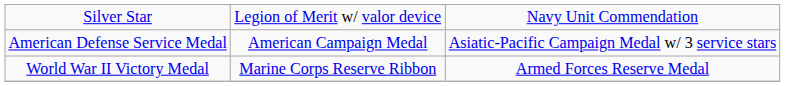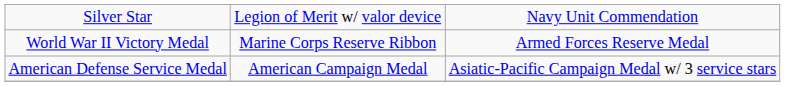rows swapped: (118, 42) <-> (118, 68)
